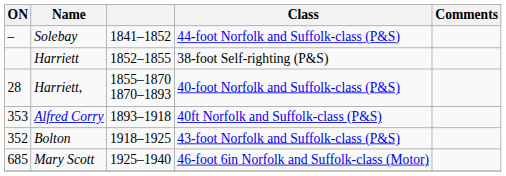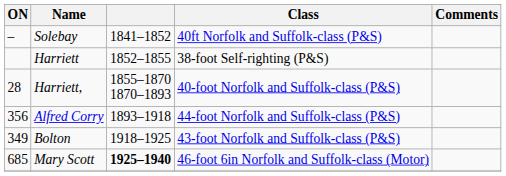(289, 36) 44-foot Norfolk and Suffolk-class (P&S) -> (280, 36) 40ft Norfolk and Suffolk-class (P&S)
(18, 116) 353 -> (18, 116) 356
(280, 116) 40ft Norfolk and Suffolk-class (P&S) -> (289, 116) 44-foot Norfolk and Suffolk-class (P&S)
(18, 138) 352 -> (18, 138) 349
(140, 159) normal -> (140, 159) bold
